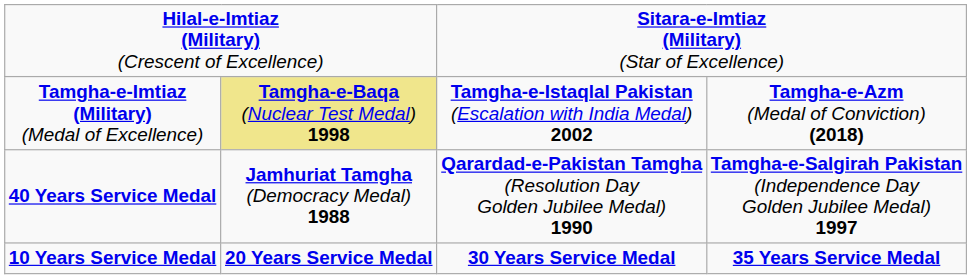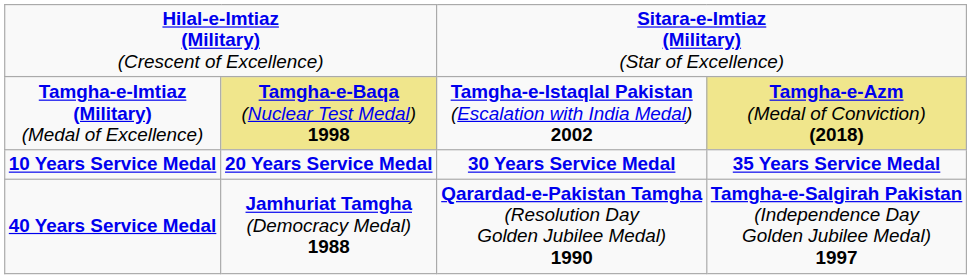(837, 113) no background -> (837, 113) khaki background
rows swapped: (113, 257) <-> (113, 196)
